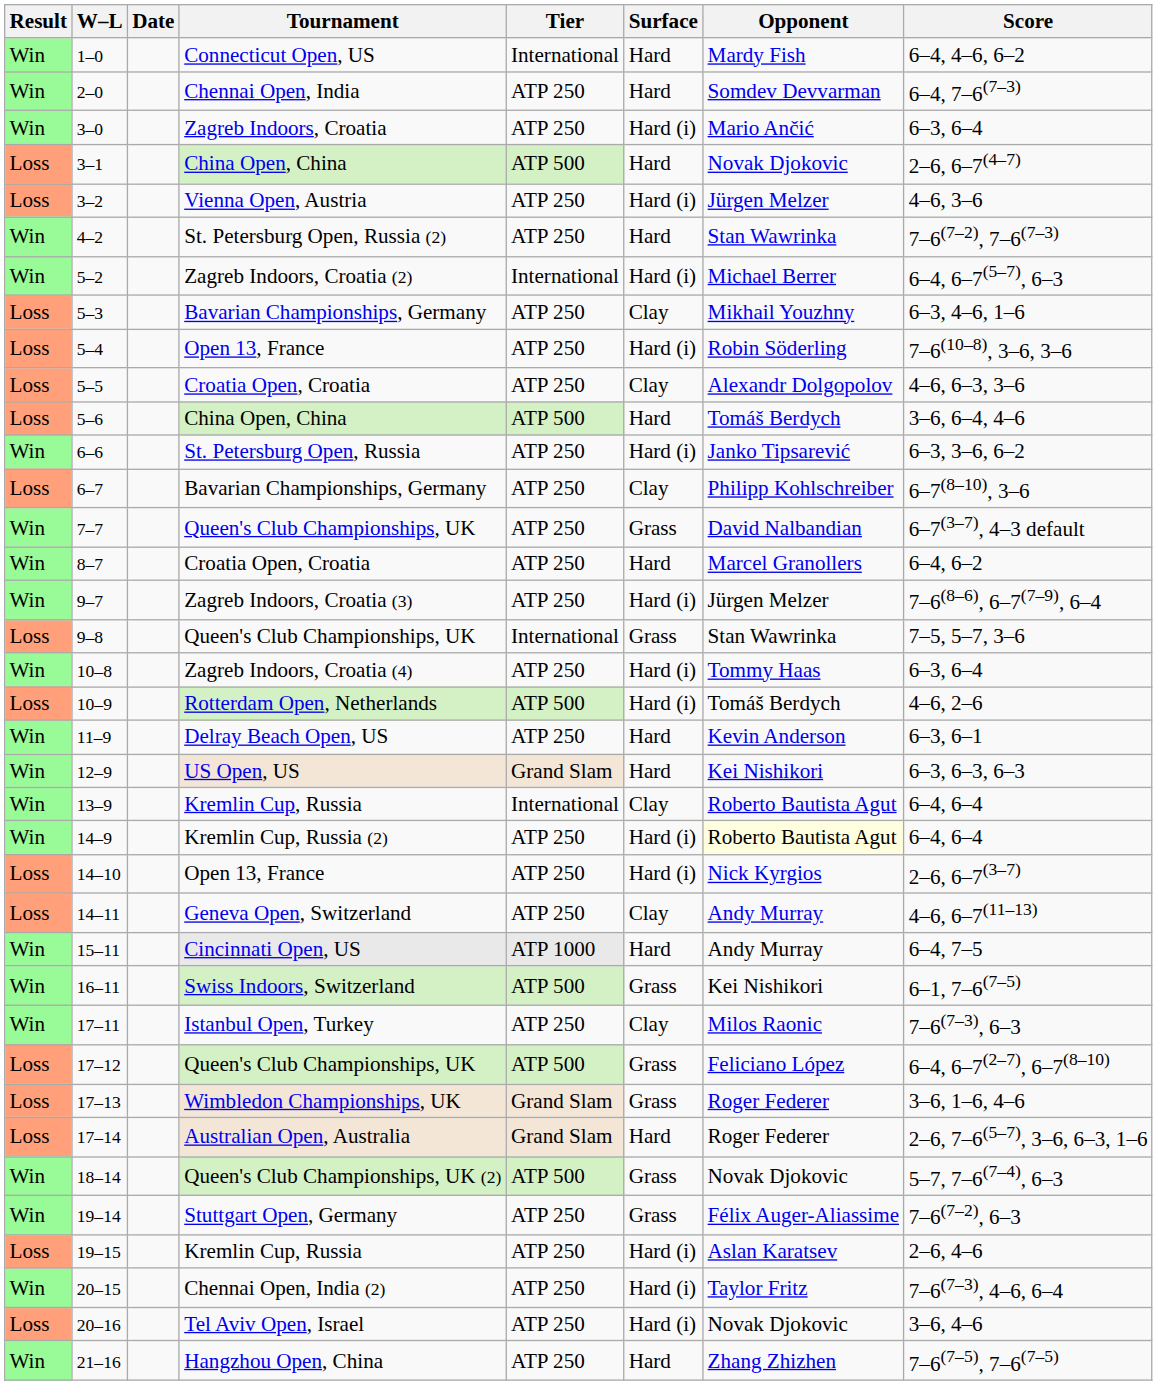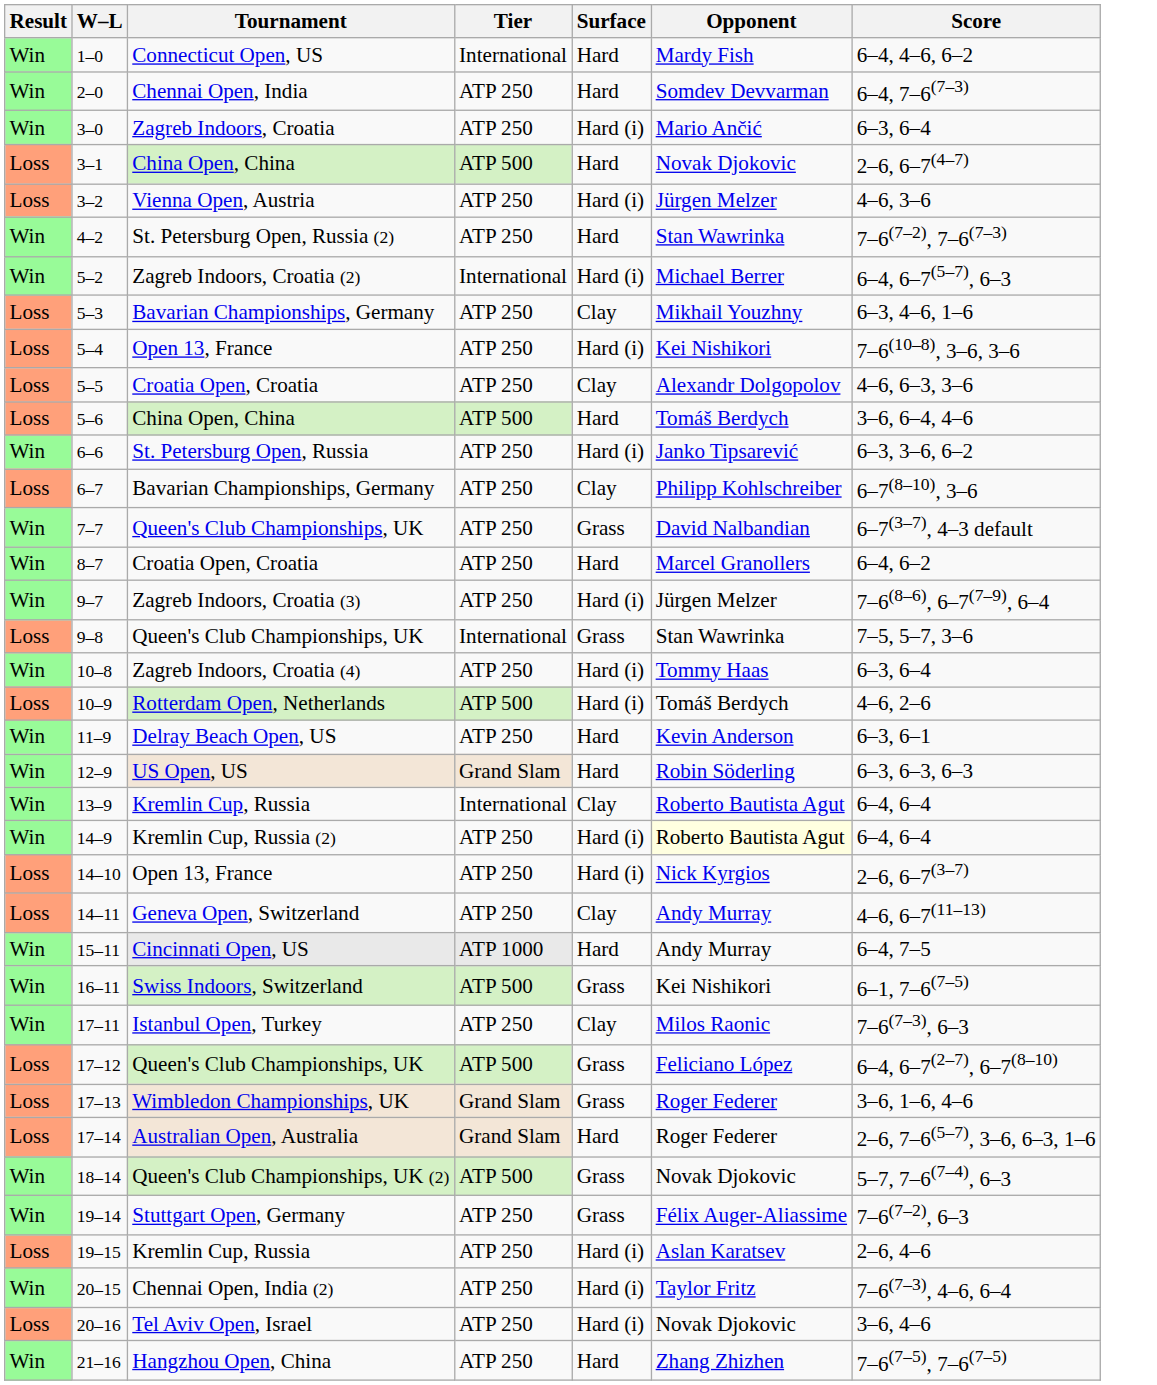- column: (153, 21)
(777, 348) Robin Söderling -> (713, 348) Kei Nishikori
(765, 770) Kei Nishikori -> (725, 770) Robin Söderling
